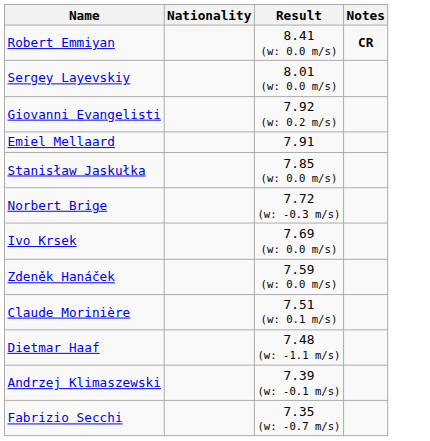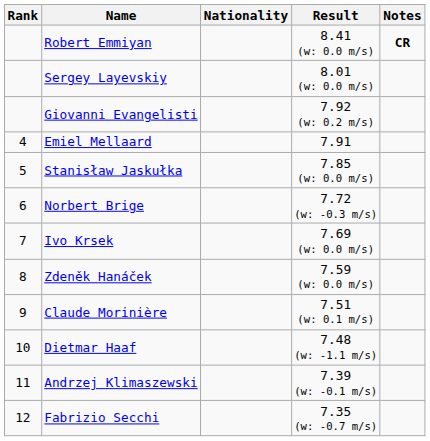+ column: (23, 15)
